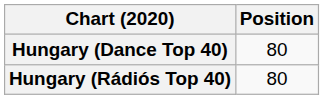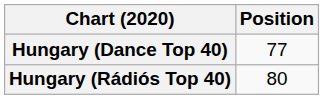(277, 49) 80 -> (277, 49) 77
